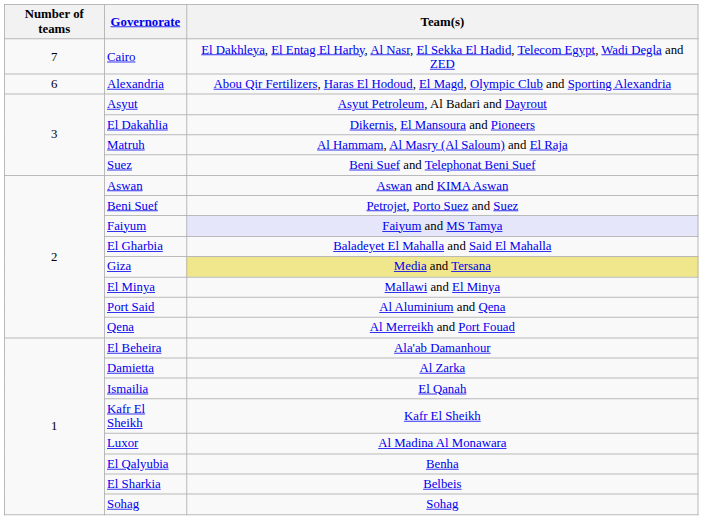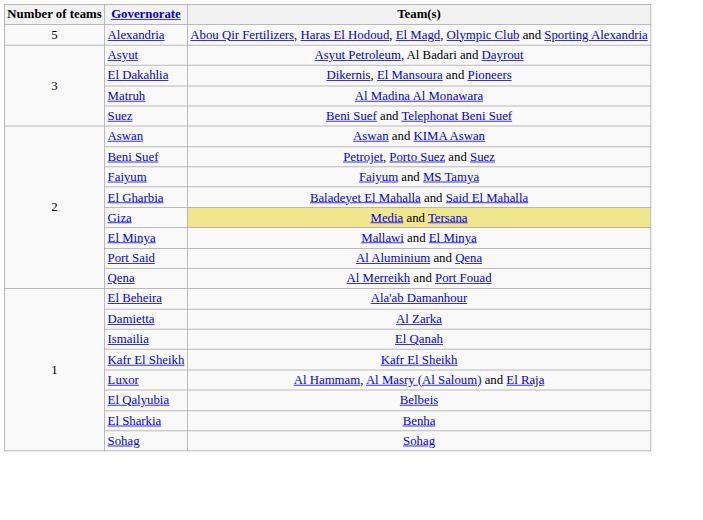- row: (121, 56)
(54, 84) 6 -> (55, 34) 5
(442, 144) Al Hammam, Al Masry (Al Saloum) and El Raja -> (419, 95) Al Madina Al Monawara
(442, 226) lavender background -> (419, 177) no background
(442, 443) Al Madina Al Monawara -> (419, 380) Al Hammam, Al Masry (Al Saloum) and El Raja
(442, 463) Benha -> (419, 400) Belbeis
(442, 484) Belbeis -> (419, 420) Benha
